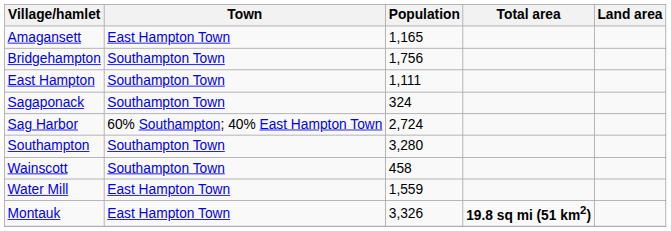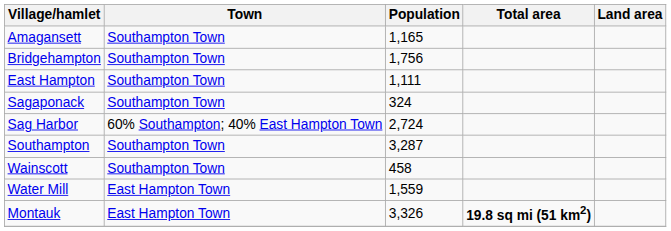(169, 37) East Hampton Town -> (166, 37) Southampton Town
(406, 146) 3,280 -> (406, 146) 3,287
